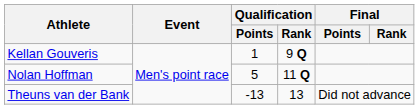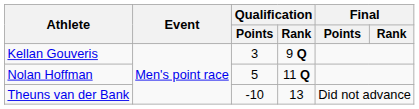(255, 54) 1 -> (255, 54) 3
(255, 95) -13 -> (255, 95) -10
